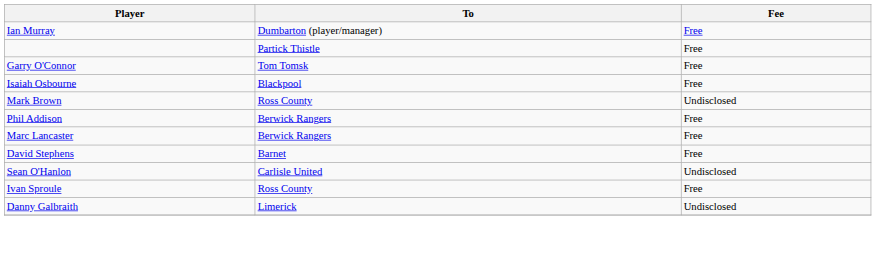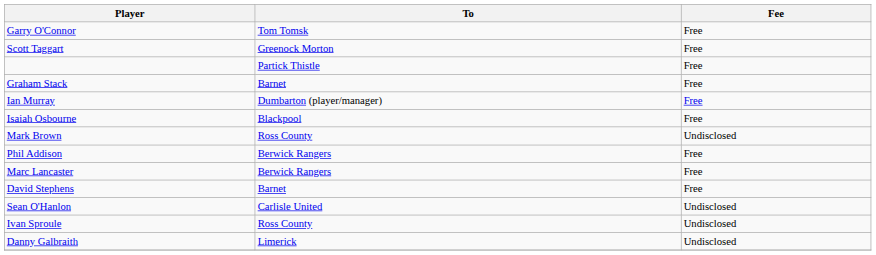rows swapped: (31, 31) <-> (41, 66)
+ row: (35, 48)
+ row: (37, 83)
(693, 188) Free -> (710, 223) Undisclosed
